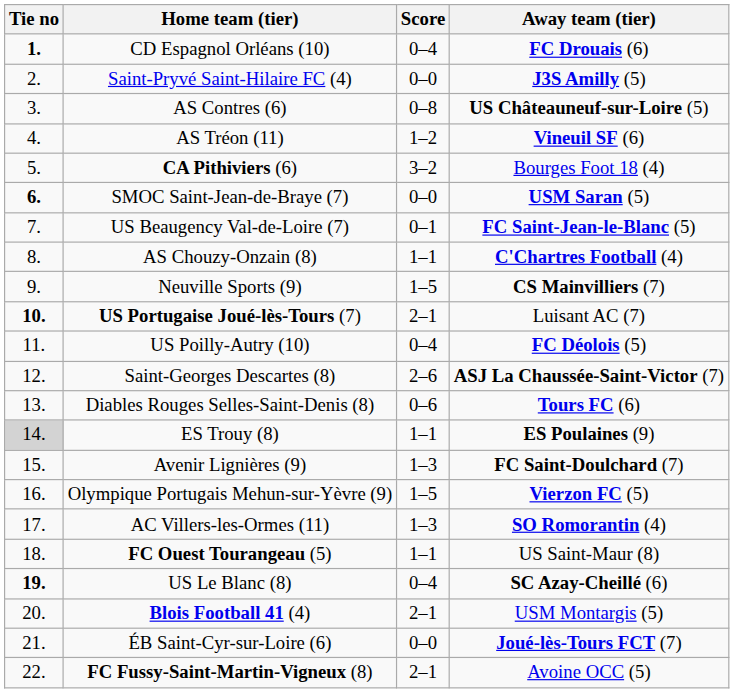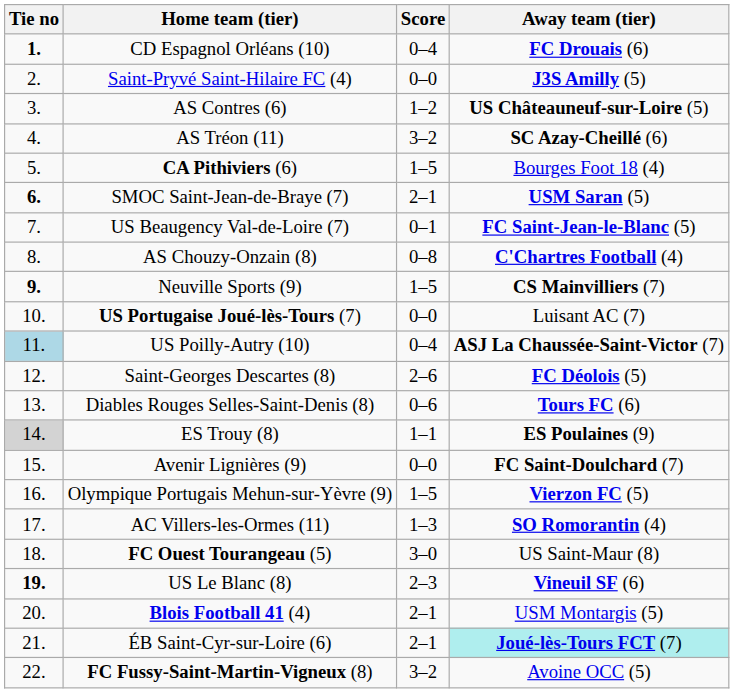(423, 108) 0–8 -> (423, 108) 1–2
(423, 138) 1–2 -> (423, 138) 3–2
(589, 138) Vineuil SF (6) -> (589, 138) SC Azay-Cheillé (6)
(423, 167) 3–2 -> (423, 167) 1–5
(423, 197) 0–0 -> (423, 197) 2–1
(423, 256) 1–1 -> (423, 256) 0–8
(34, 286) normal -> (34, 286) bold
(34, 316) bold -> (34, 316) normal
(423, 316) 2–1 -> (423, 316) 0–0
(34, 345) no background -> (34, 345) lightblue background
(589, 345) FC Déolois (5) -> (589, 345) ASJ La Chaussée-Saint-Victor (7)
(589, 375) ASJ La Chaussée-Saint-Victor (7) -> (589, 375) FC Déolois (5)
(423, 464) 1–3 -> (423, 464) 0–0
(423, 553) 1–1 -> (423, 553) 3–0
(423, 583) 0–4 -> (423, 583) 2–3
(589, 583) SC Azay-Cheillé (6) -> (589, 583) Vineuil SF (6)
(423, 642) 0–0 -> (423, 642) 2–1
(589, 642) no background -> (589, 642) paleturquoise background
(423, 672) 2–1 -> (423, 672) 3–2
